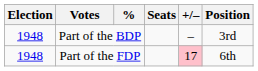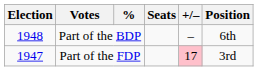(228, 35) 3rd -> (228, 35) 6th
(30, 55) 1948 -> (30, 55) 1947
(228, 55) 6th -> (228, 55) 3rd
